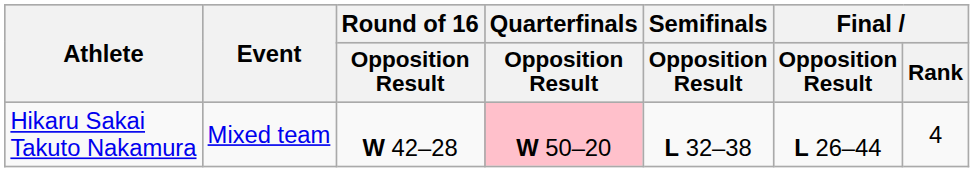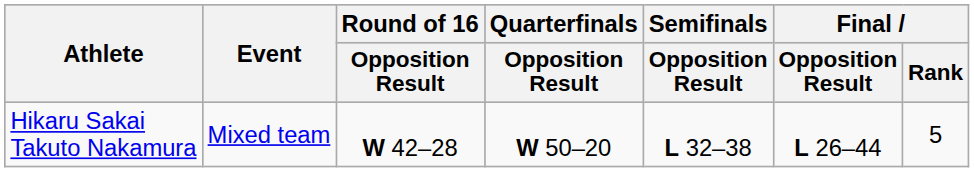(564, 148) pink background -> (564, 148) no background
(936, 135) 4 -> (936, 135) 5
